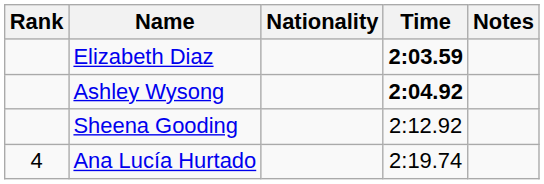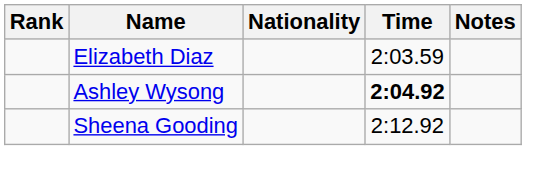(426, 56) bold -> (407, 56) normal
- row: (165, 160)
